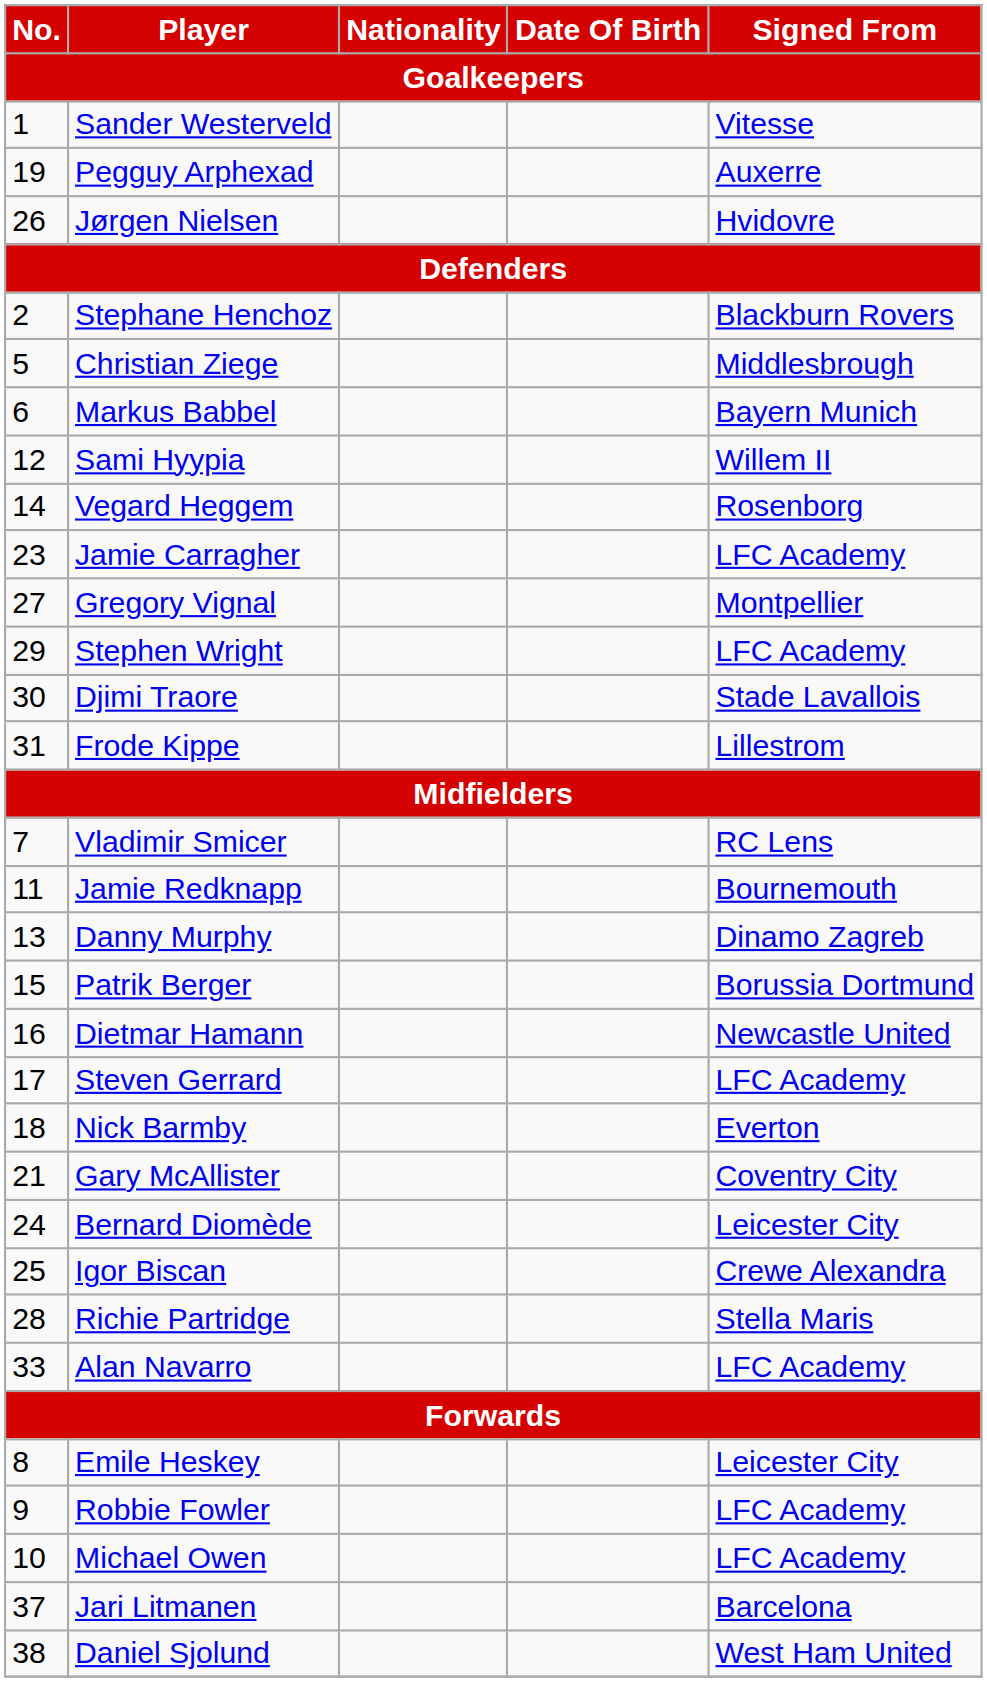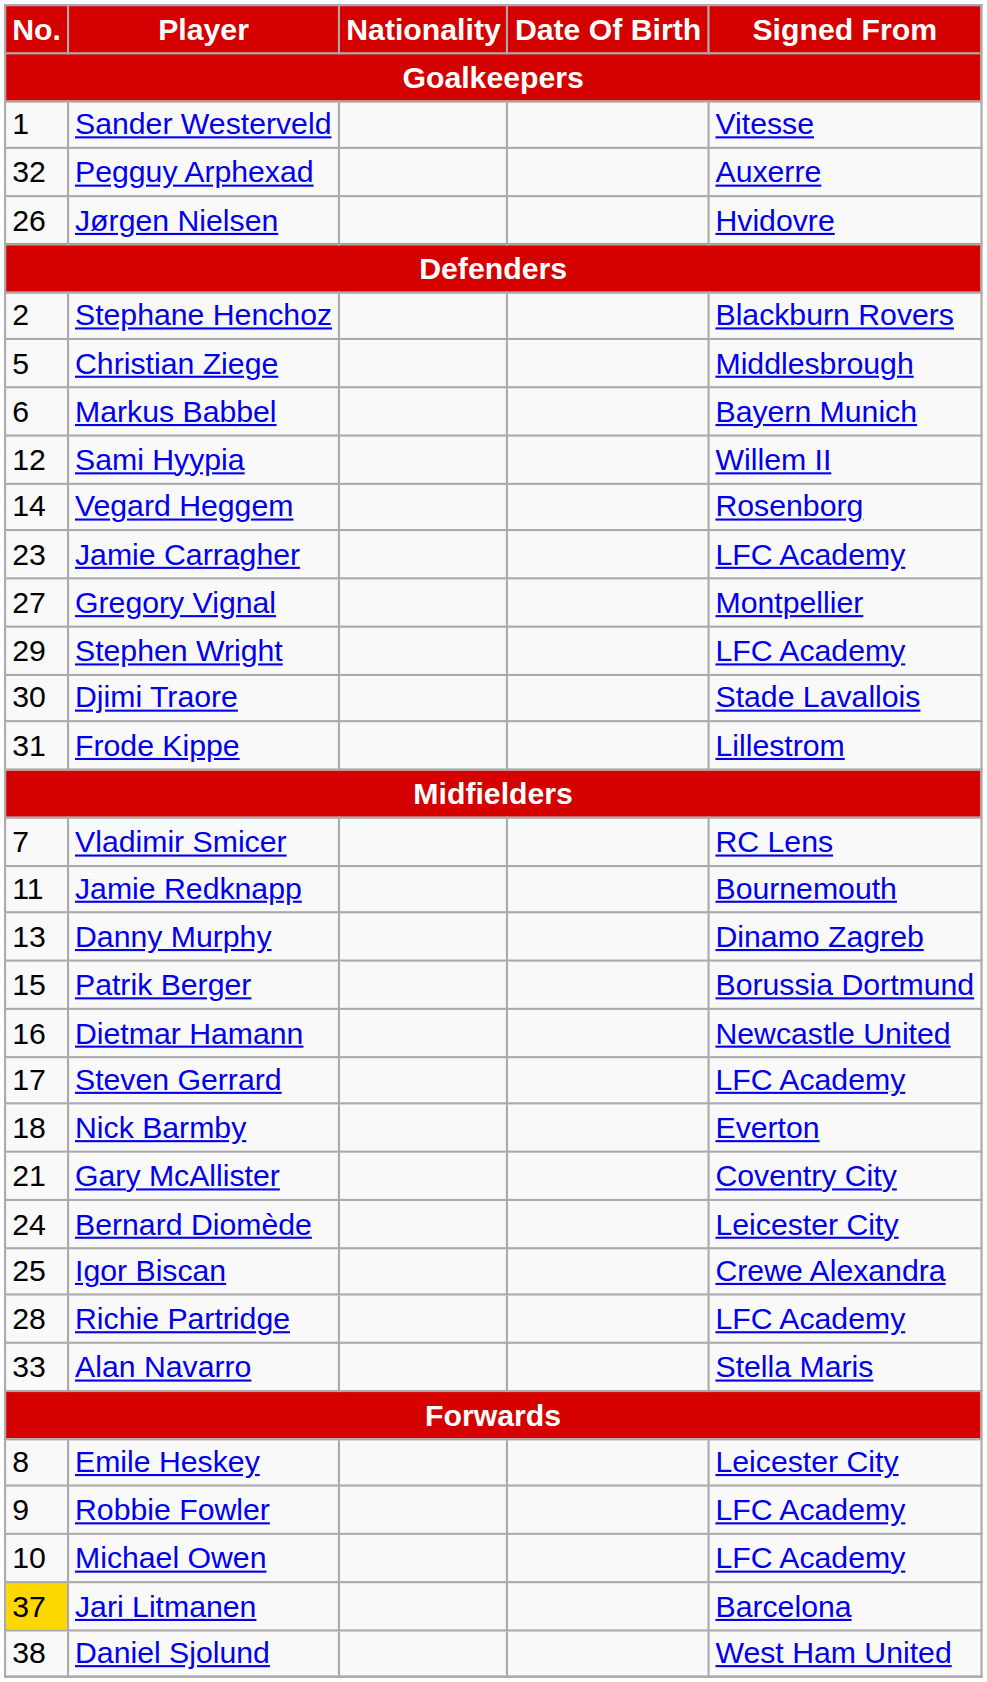(29, 173) 19 -> (29, 173) 32
(794, 1319) Stella Maris -> (810, 1319) LFC Academy
(810, 1367) LFC Academy -> (794, 1367) Stella Maris
(29, 1606) no background -> (29, 1606) gold background
